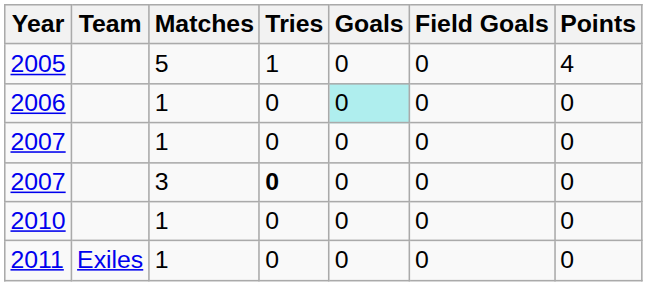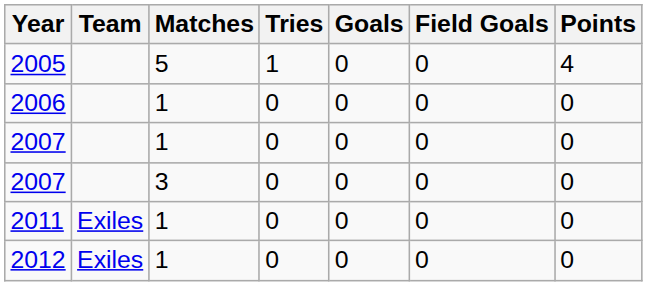(342, 102) paleturquoise background -> (342, 102) no background
(272, 181) bold -> (272, 181) normal
- row: (38, 220)
+ row: (38, 260)
